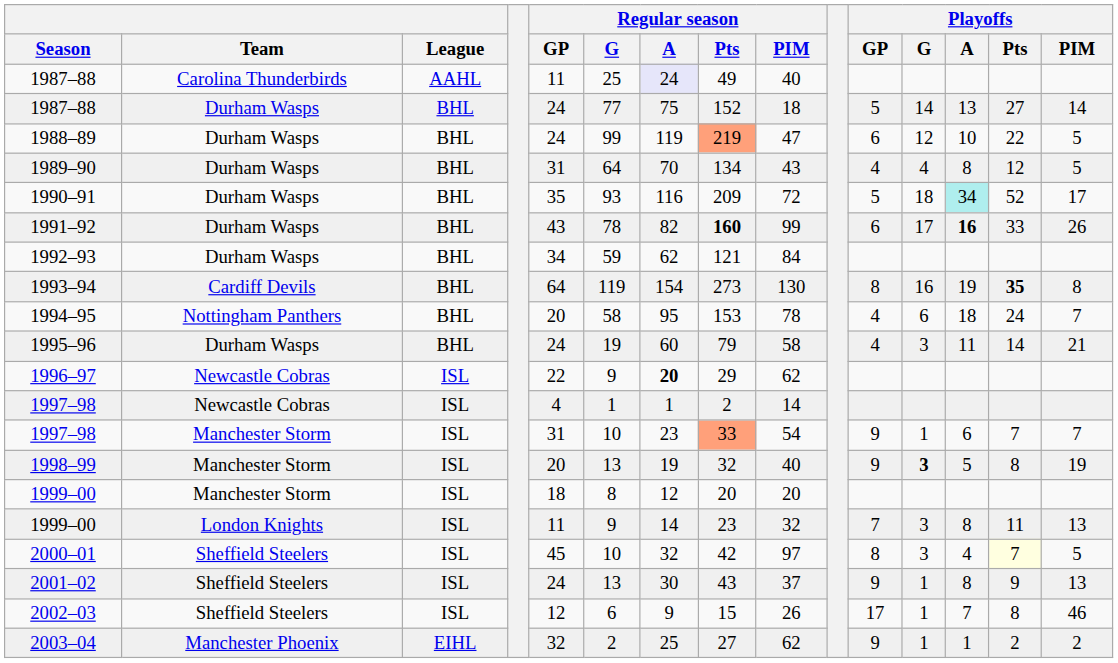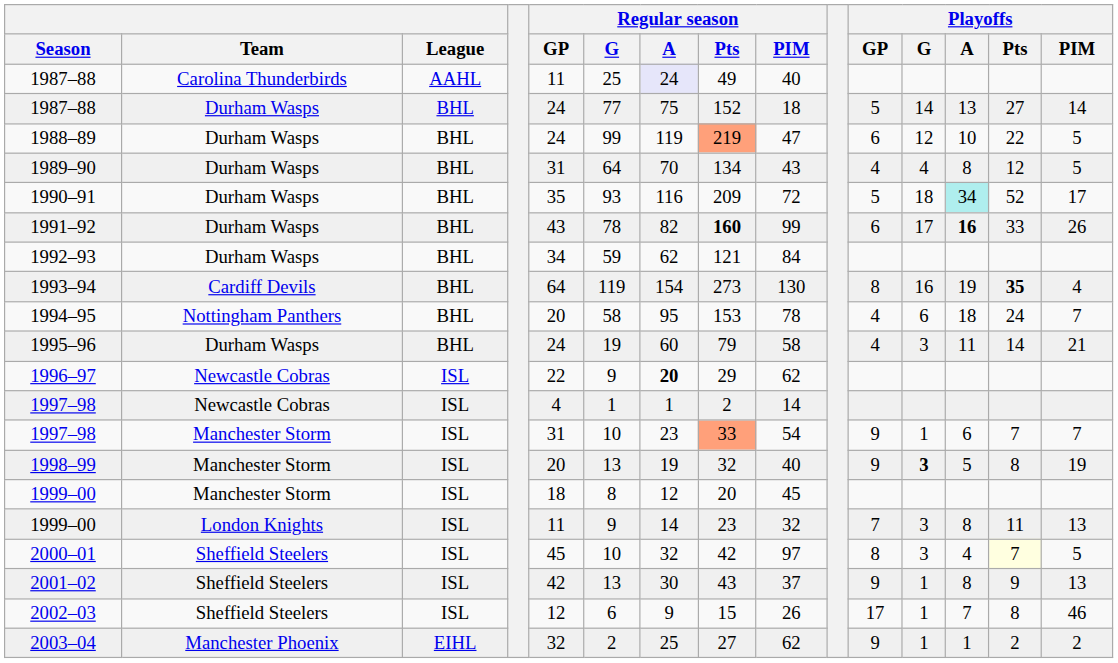(1077, 286) 8 -> (1077, 286) 4
(791, 494) 20 -> (791, 494) 45
(556, 583) 24 -> (556, 583) 42
